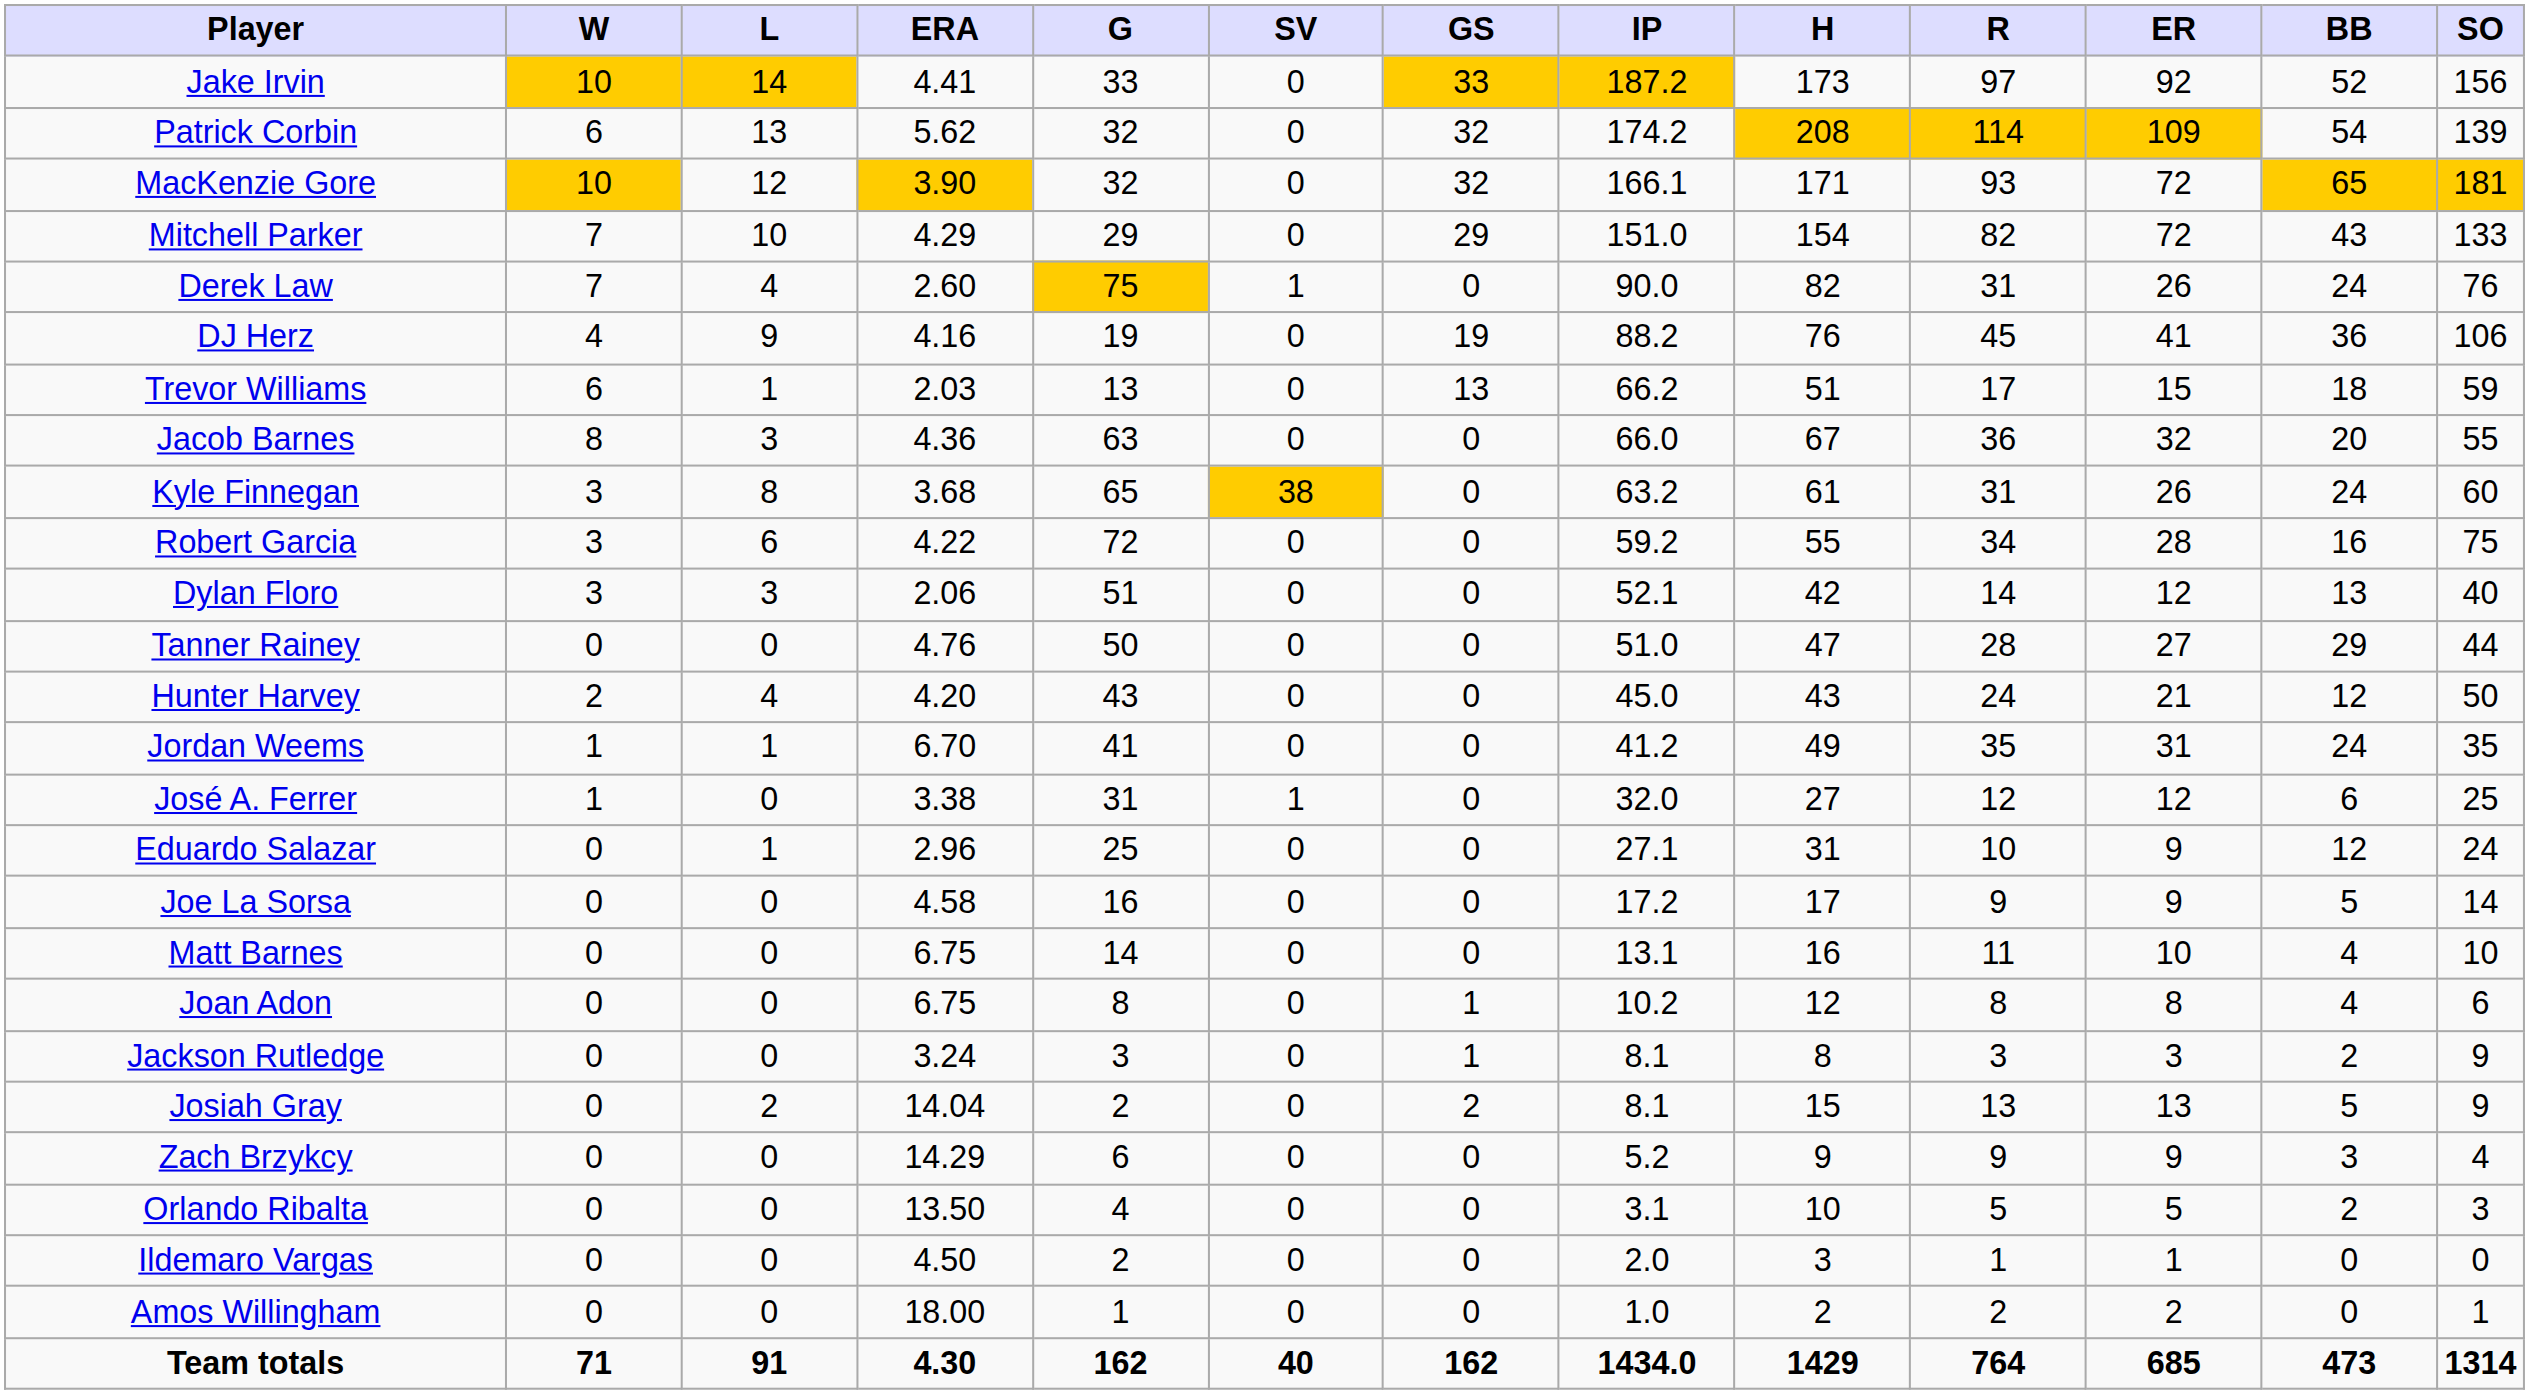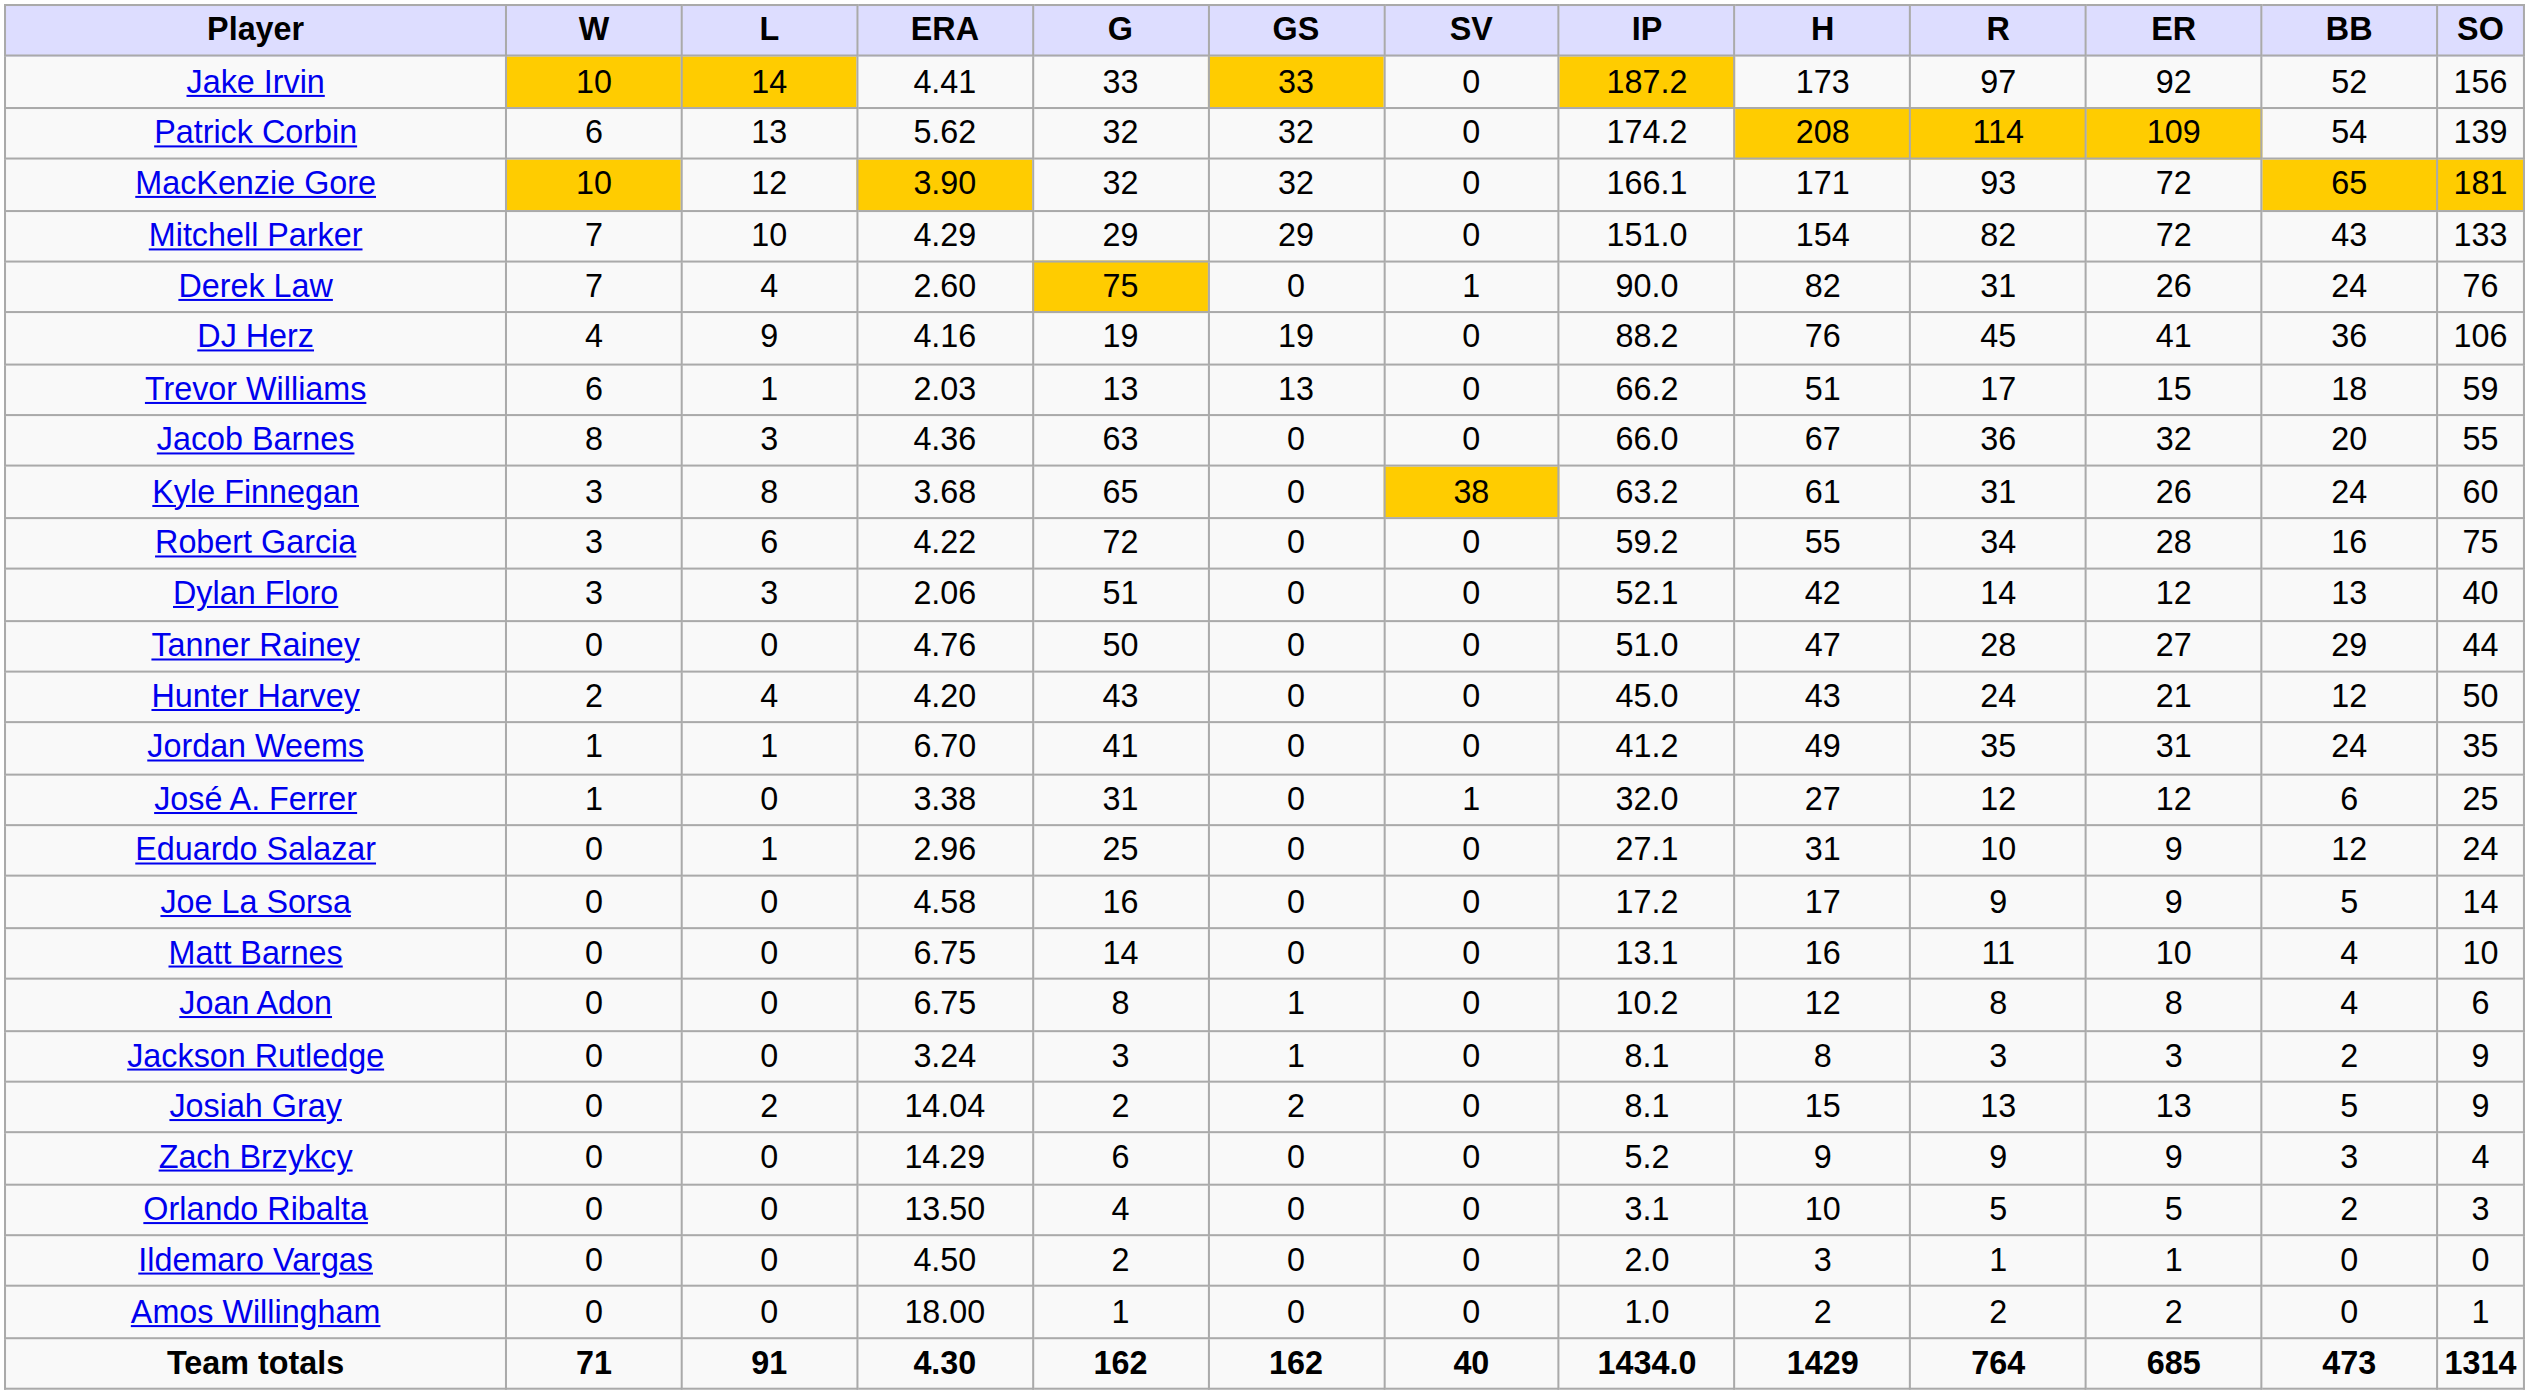columns swapped: (1471, 30) <-> (1296, 30)
